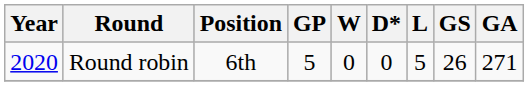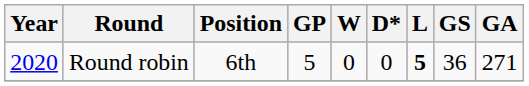(420, 61) normal -> (420, 61) bold
(455, 61) 26 -> (455, 61) 36
